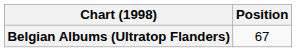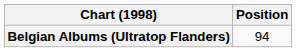(262, 36) 67 -> (262, 36) 94
